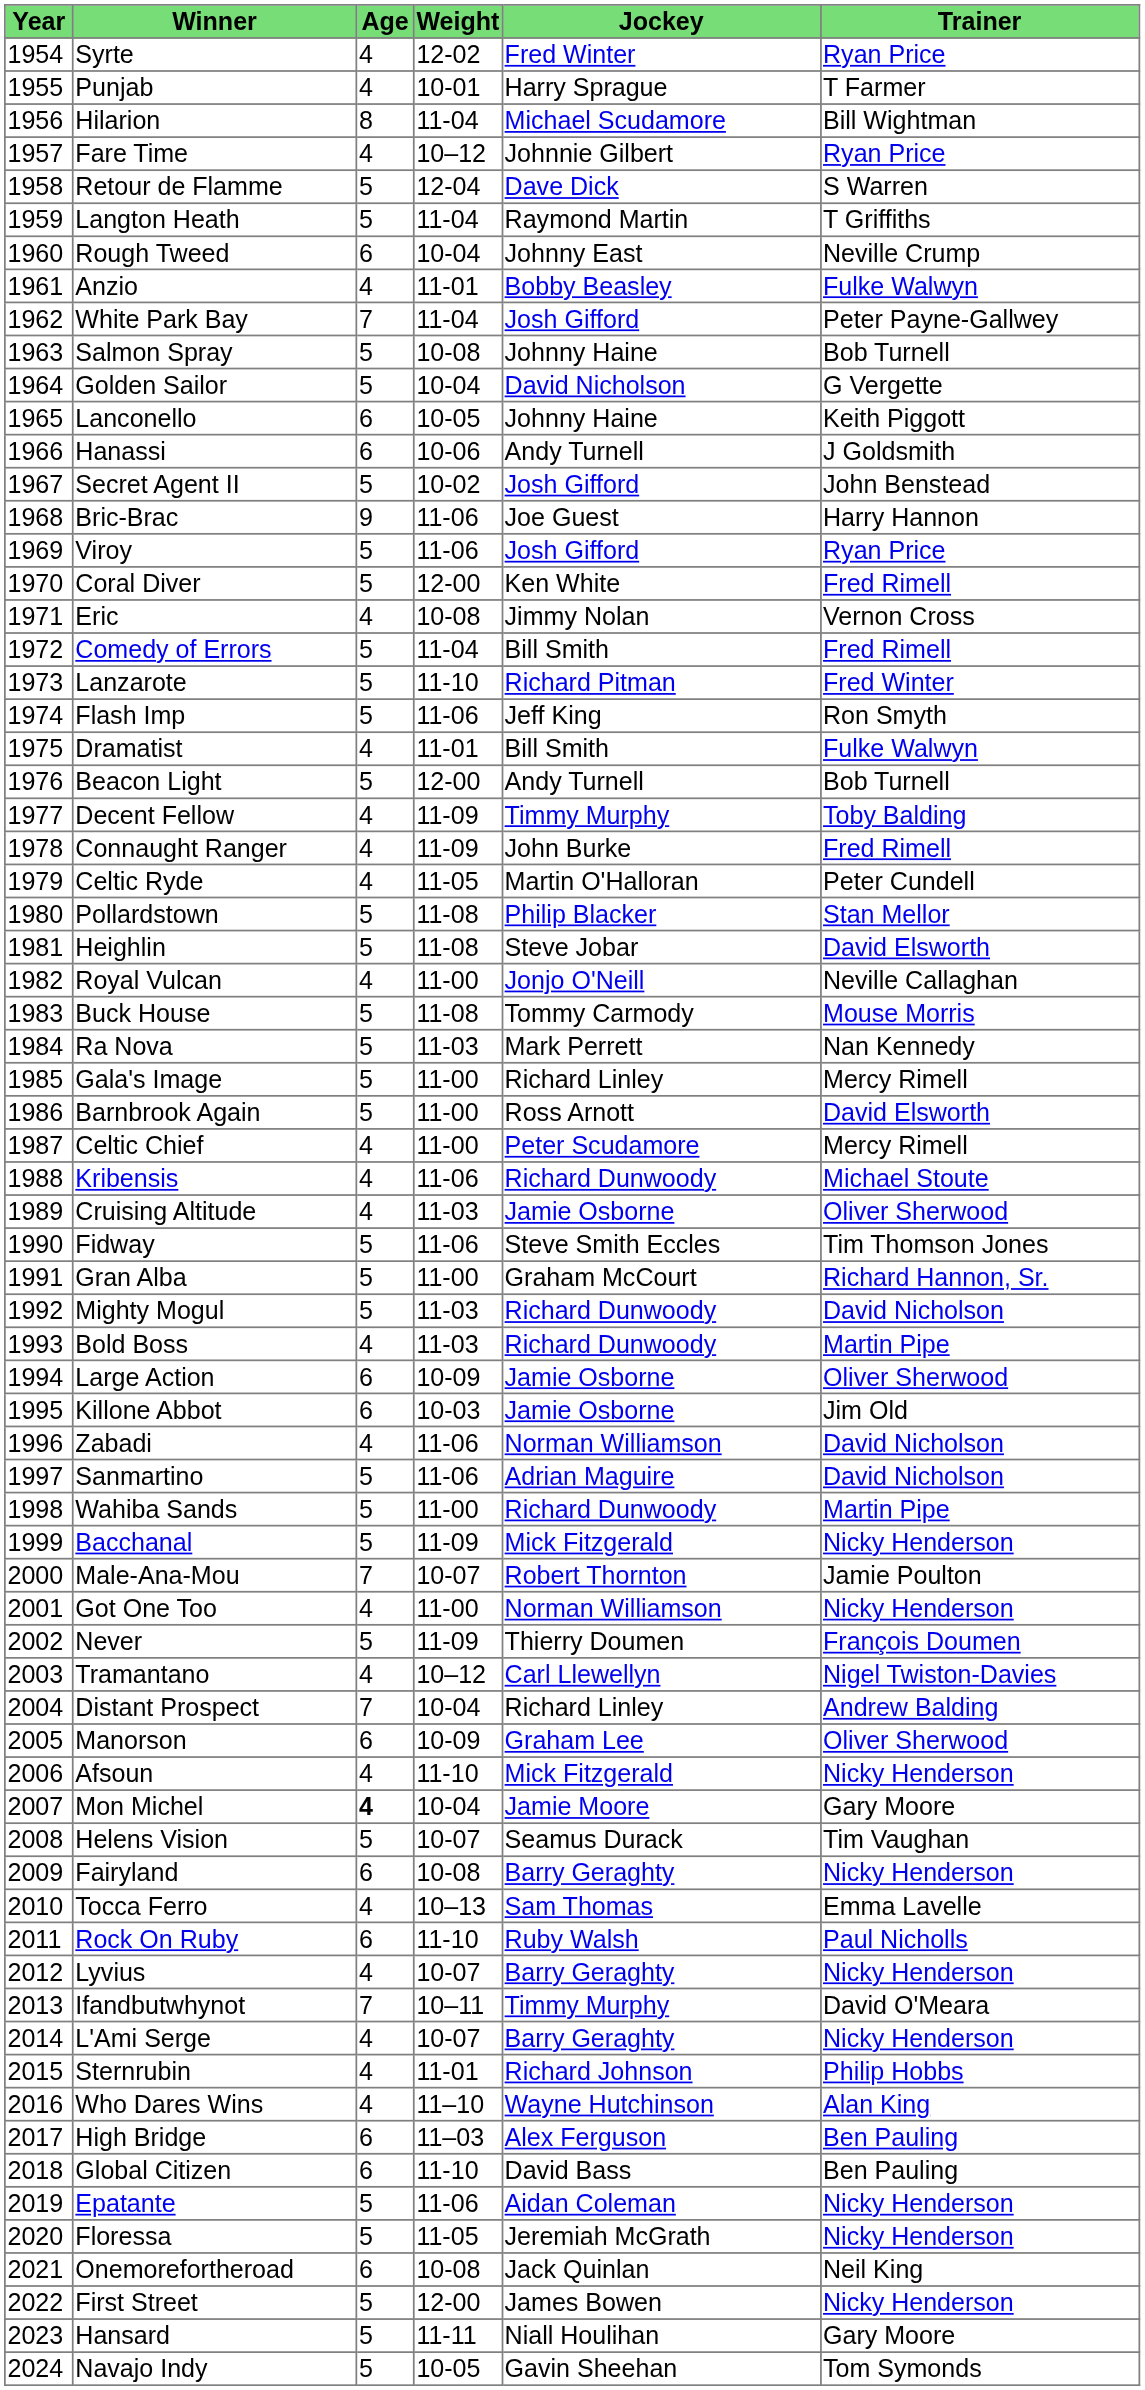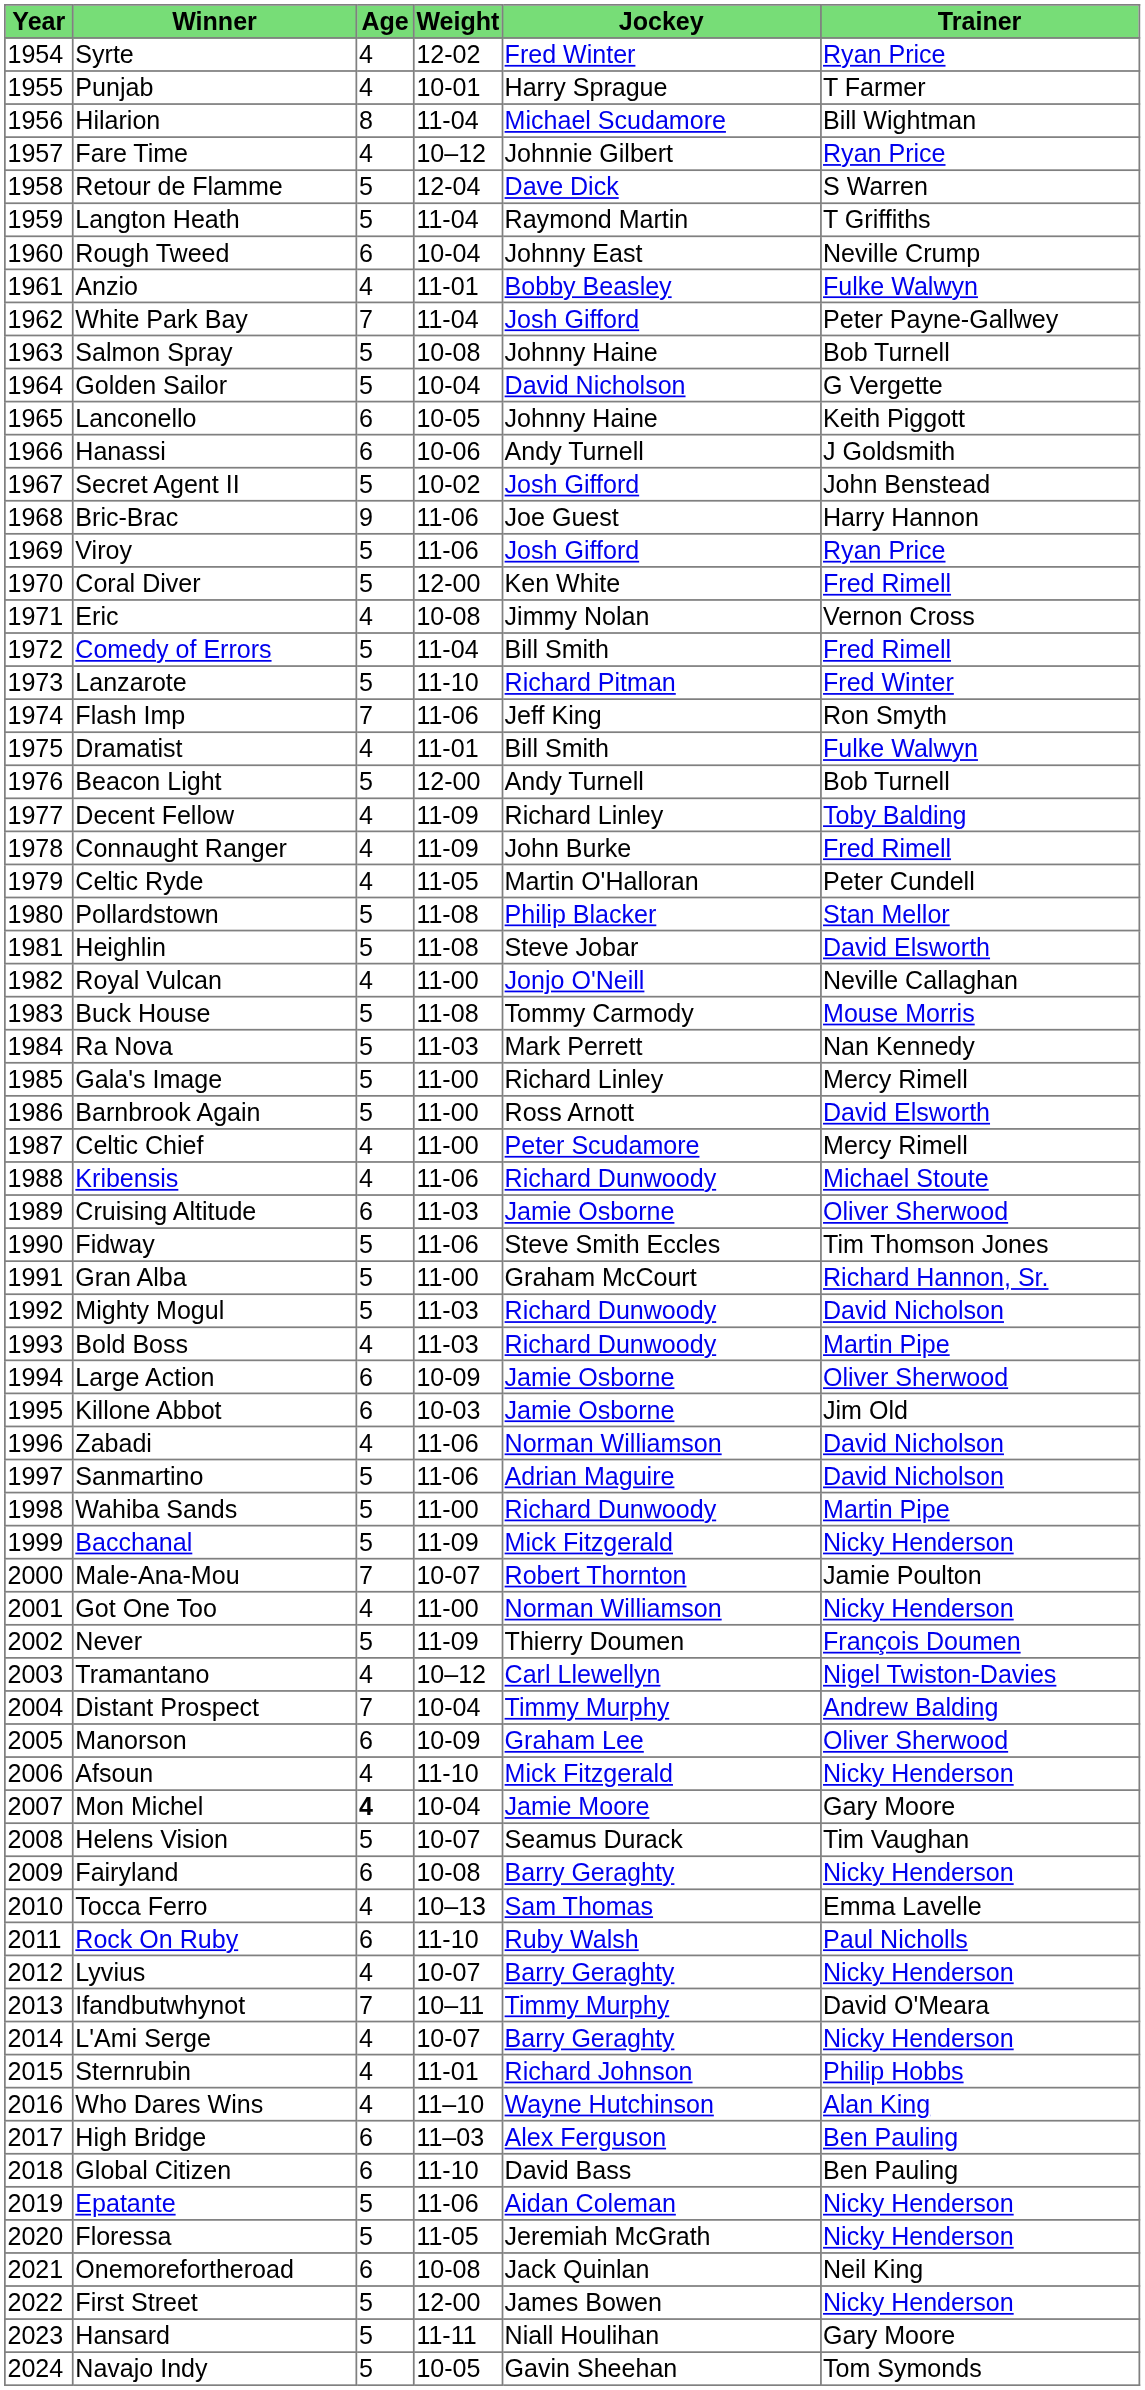(366, 716) 5 -> (366, 716) 7
(587, 815) Timmy Murphy -> (584, 815) Richard Linley
(366, 1212) 4 -> (366, 1212) 6
(584, 1707) Richard Linley -> (587, 1707) Timmy Murphy
